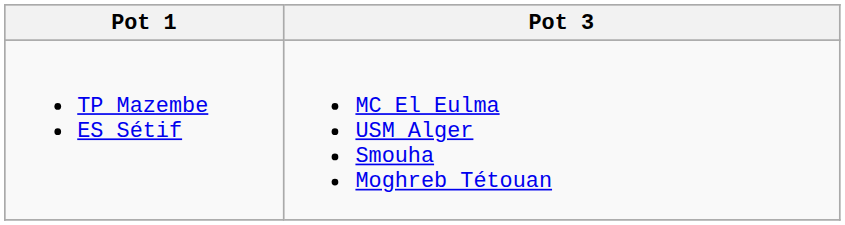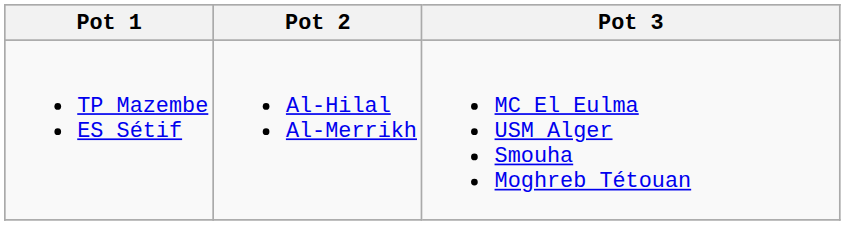+ column: (318, 23)
